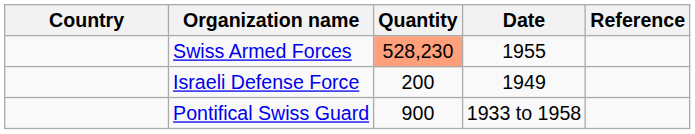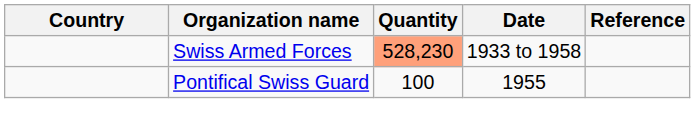(524, 51) 1955 -> (524, 51) 1933 to 1958
- row: (266, 82)
(418, 113) 900 -> (418, 82) 100
(524, 113) 1933 to 1958 -> (524, 82) 1955
